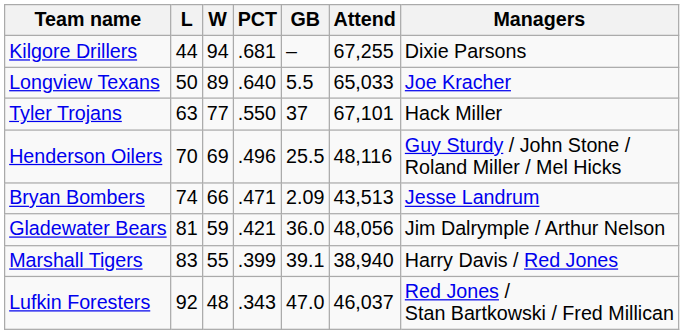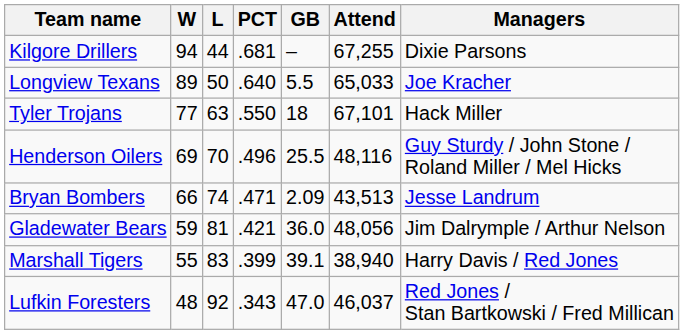columns swapped: (218, 20) <-> (187, 20)
(297, 113) 37 -> (297, 113) 18
